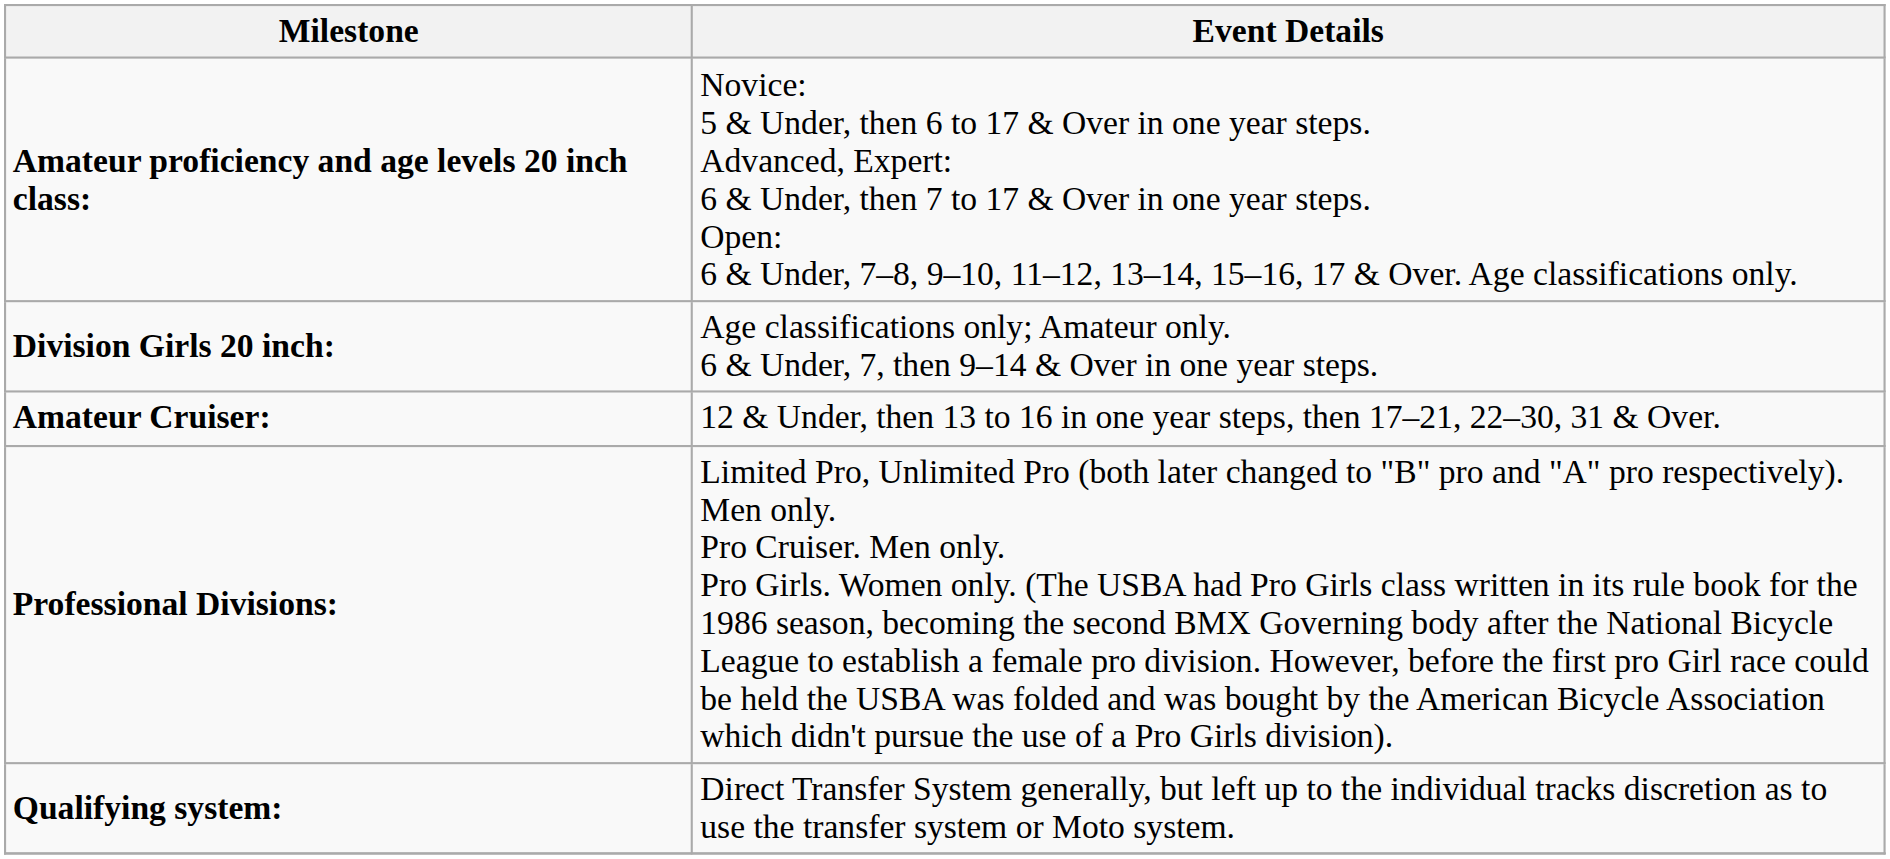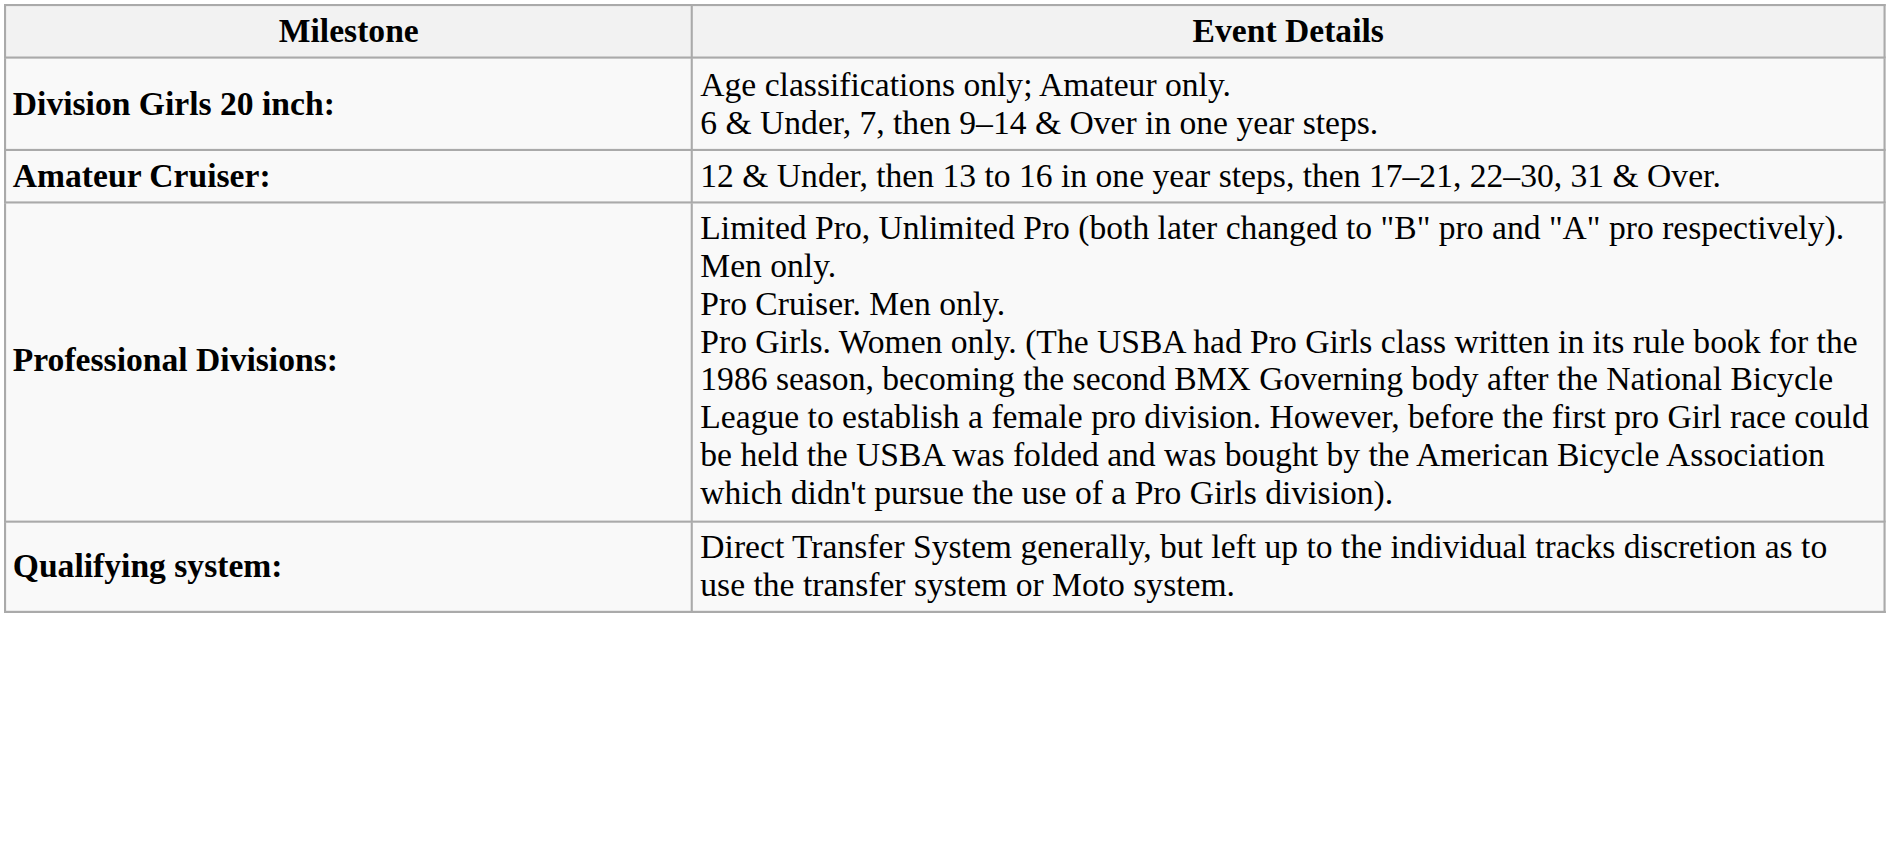- row: (320, 178)
